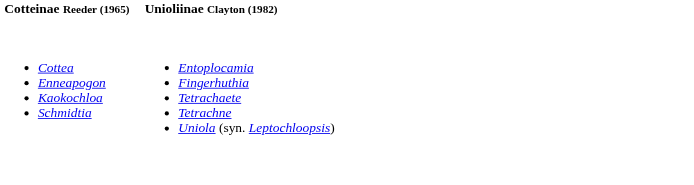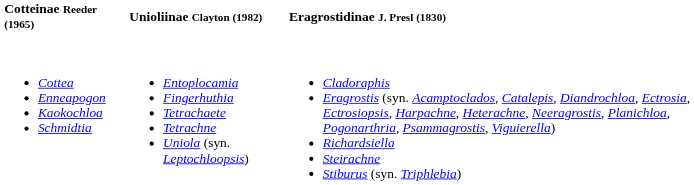+ column: (368, 16)
